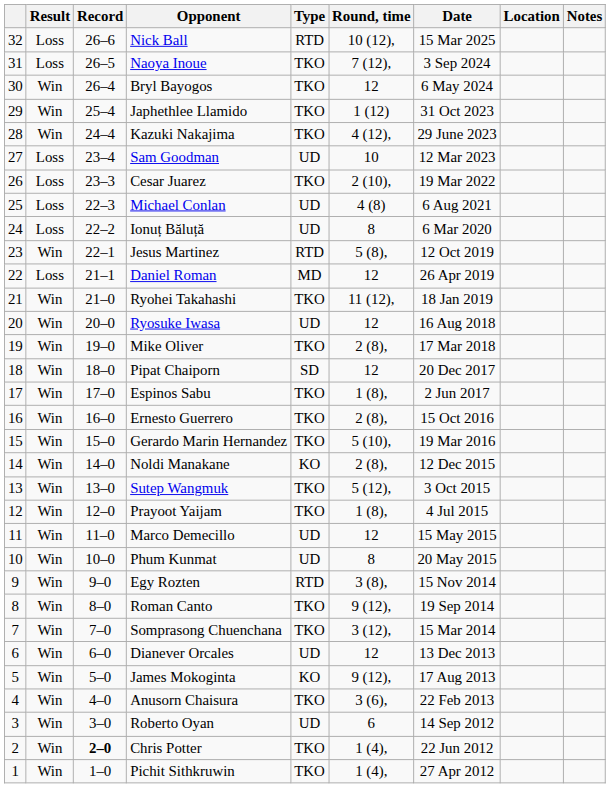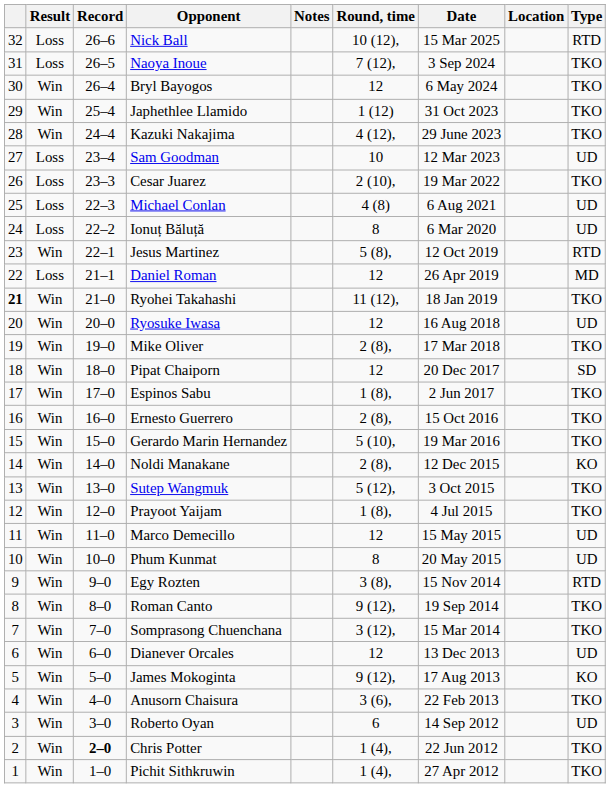columns swapped: (310, 16) <-> (584, 16)
(15, 299) normal -> (15, 299) bold
